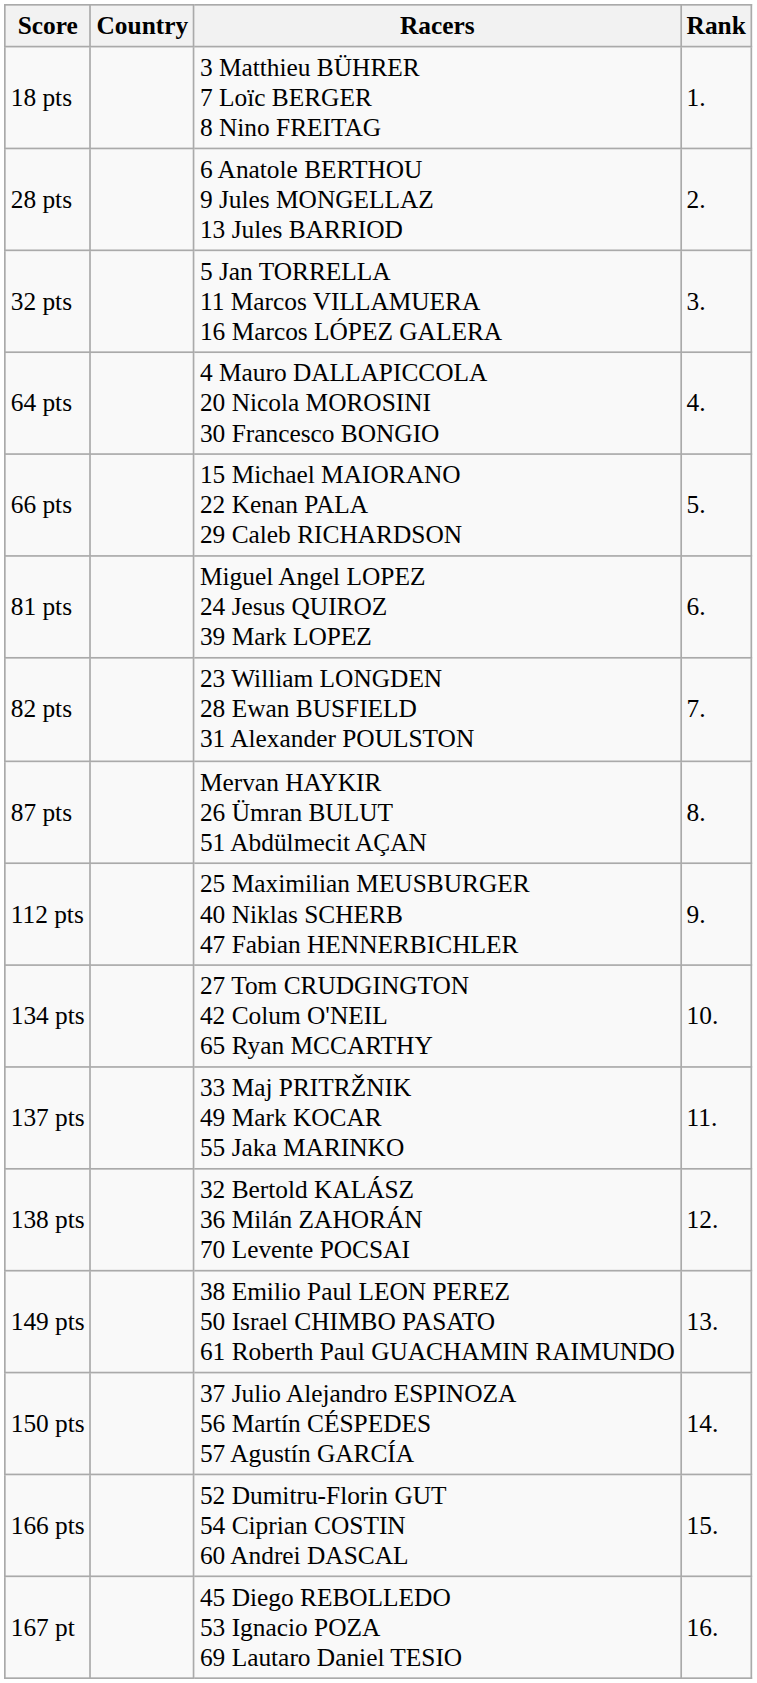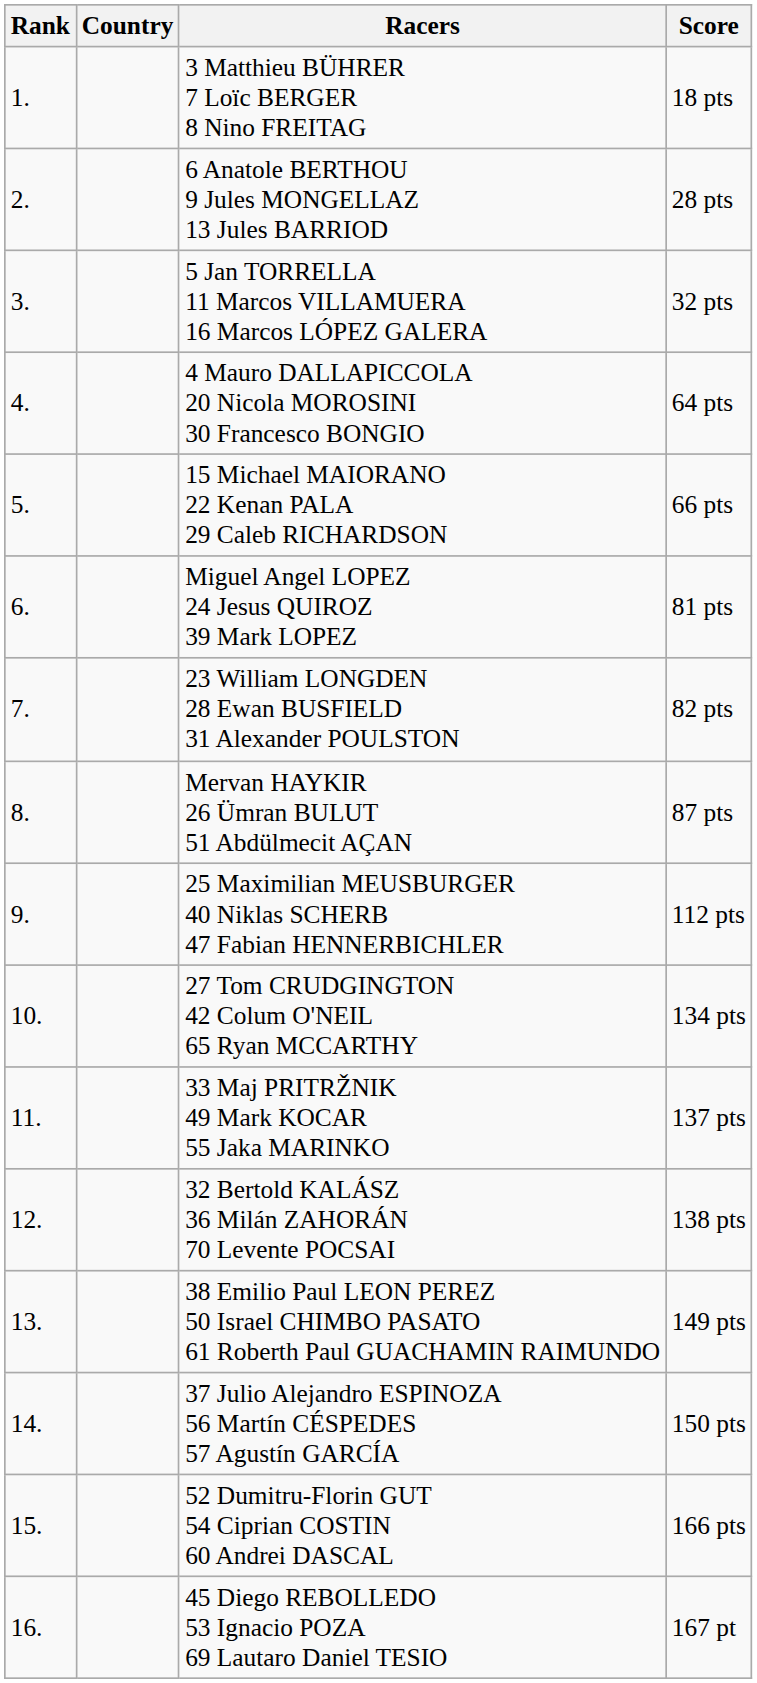columns swapped: (716, 25) <-> (48, 25)
